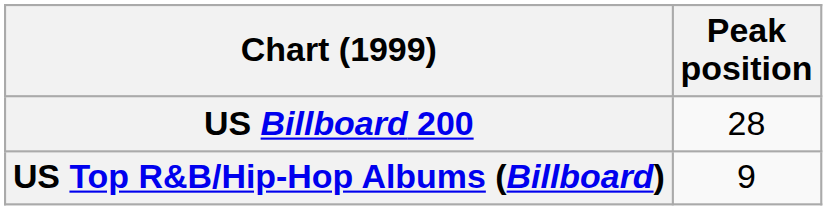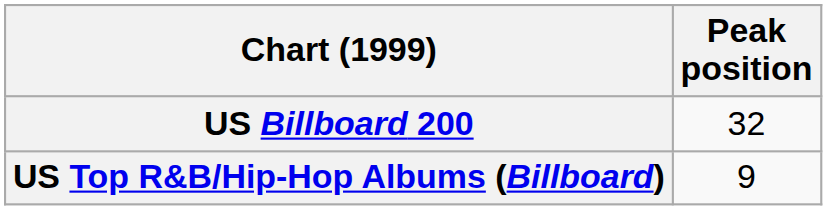(746, 123) 28 -> (746, 123) 32
